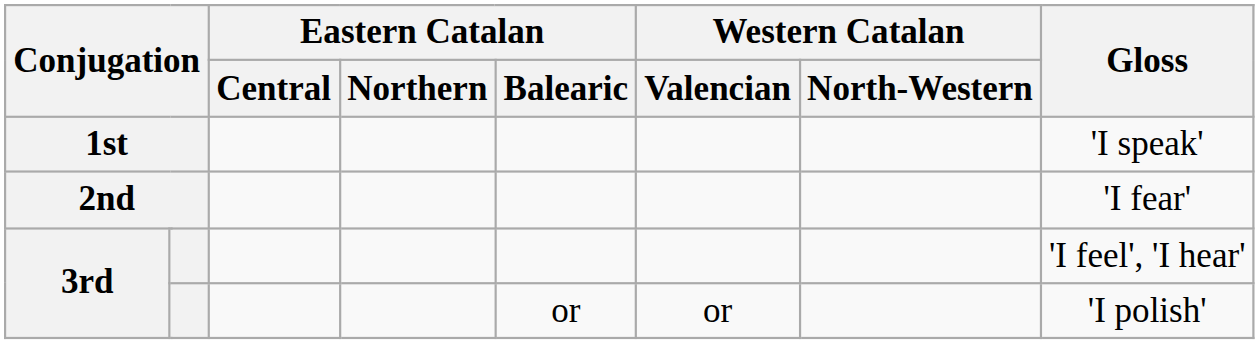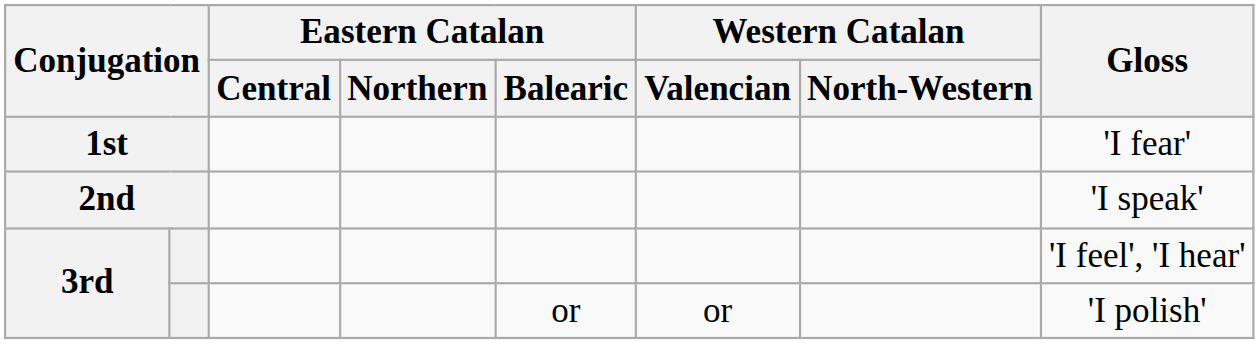(1147, 143) 'I speak' -> (1147, 143) 'I fear'
(1147, 198) 'I fear' -> (1147, 198) 'I speak'
